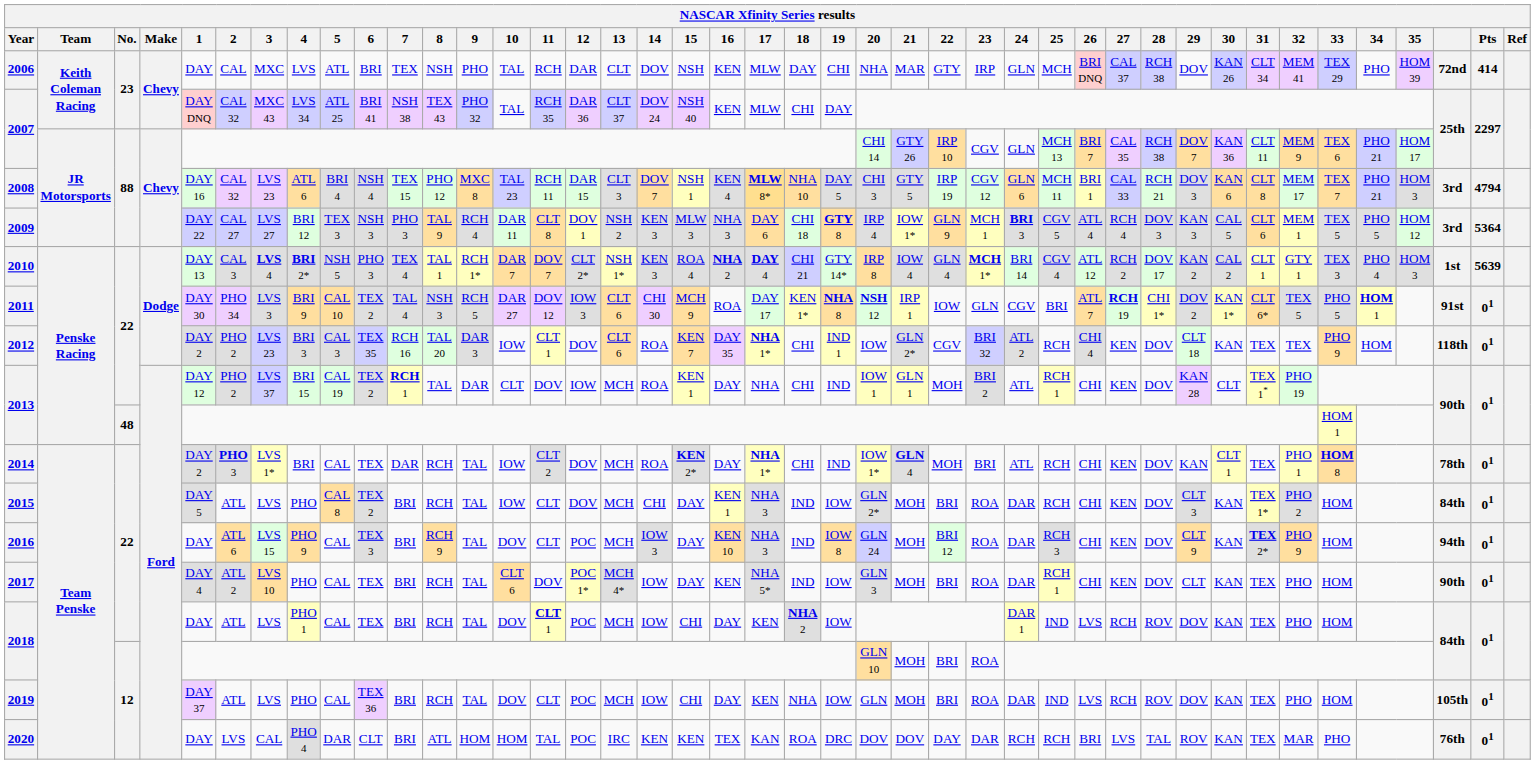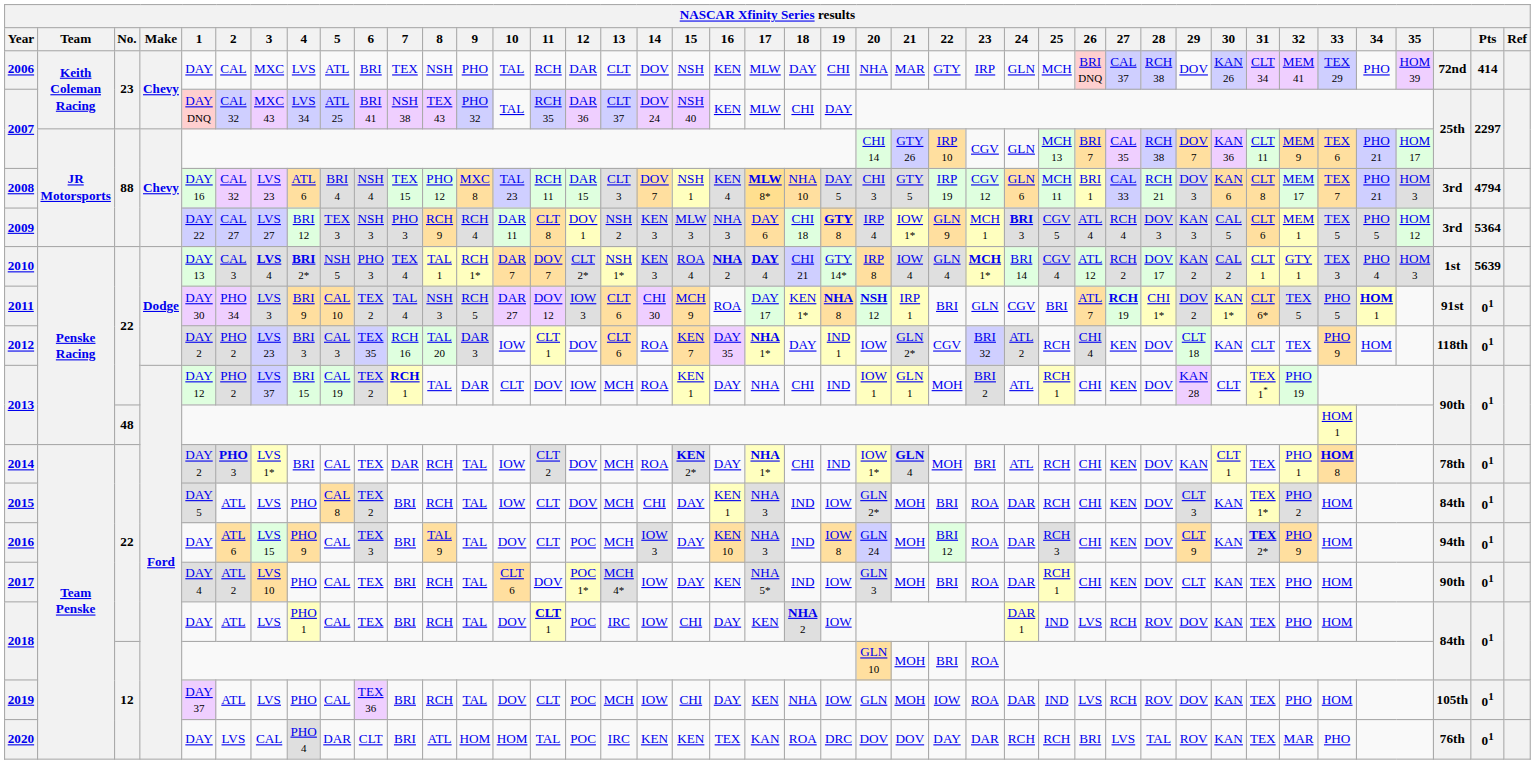(440, 226) TAL 9 -> (440, 226) RCH 9
(947, 306) IOW -> (947, 306) BRI
(803, 345) CHI -> (803, 345) DAY
(1263, 345) TEX -> (1263, 345) CLT
(440, 542) RCH 9 -> (440, 542) TAL 9
(619, 621) MCH -> (619, 621) IRC
(947, 700) BRI -> (947, 700) IOW
